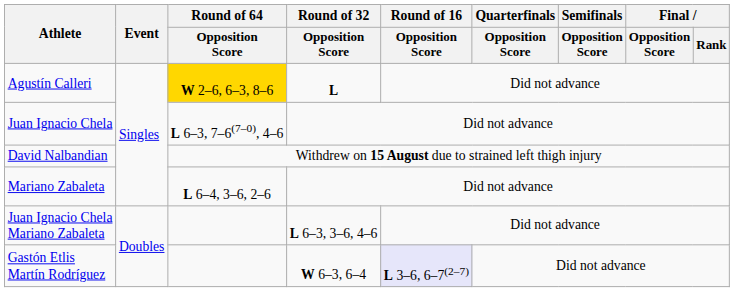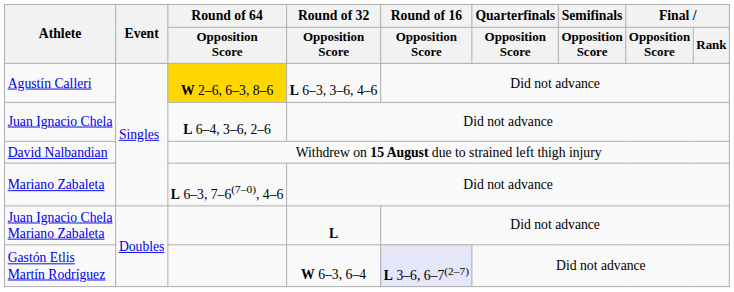(334, 91) L -> (334, 91) L 6–3, 3–6, 4–6
(227, 131) L 6–3, 7–6(7–0), 4–6 -> (227, 130) L 6–4, 3–6, 2–6
(227, 195) L 6–4, 3–6, 2–6 -> (227, 193) L 6–3, 7–6(7–0), 4–6
(334, 233) L 6–3, 3–6, 4–6 -> (334, 233) L
